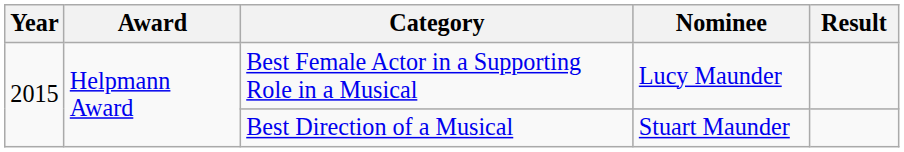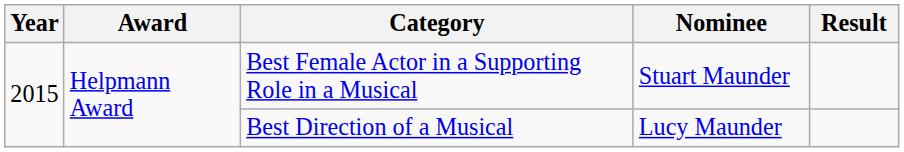(710, 75) Lucy Maunder -> (714, 75) Stuart Maunder
(714, 127) Stuart Maunder -> (710, 127) Lucy Maunder
